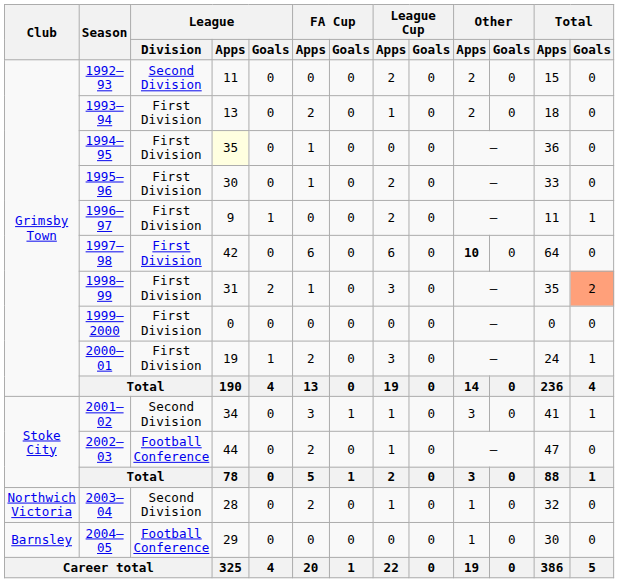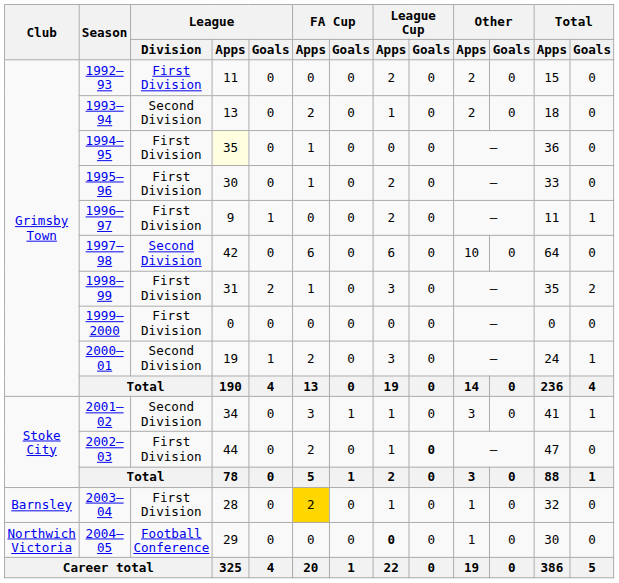(171, 78) Second Division -> (171, 78) First Division
(171, 113) First Division -> (171, 113) Second Division
(171, 253) First Division -> (171, 253) Second Division
(472, 253) bold -> (472, 253) normal
(592, 288) lightsalmon background -> (592, 288) no background
(171, 359) First Division -> (171, 359) Second Division
(171, 449) Football Conference -> (171, 449) First Division
(431, 449) normal -> (431, 449) bold
(42, 505) Northwich Victoria -> (42, 505) Barnsley
(171, 505) Second Division -> (171, 505) First Division
(311, 505) no background -> (311, 505) gold background
(42, 540) Barnsley -> (42, 540) Northwich Victoria
(391, 540) normal -> (391, 540) bold
